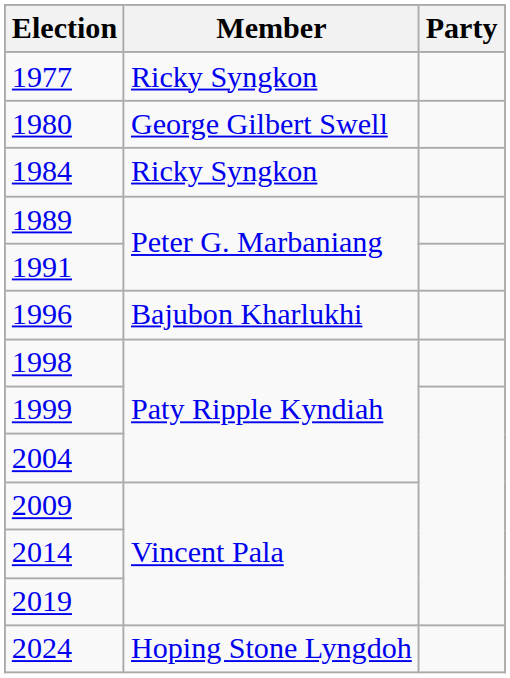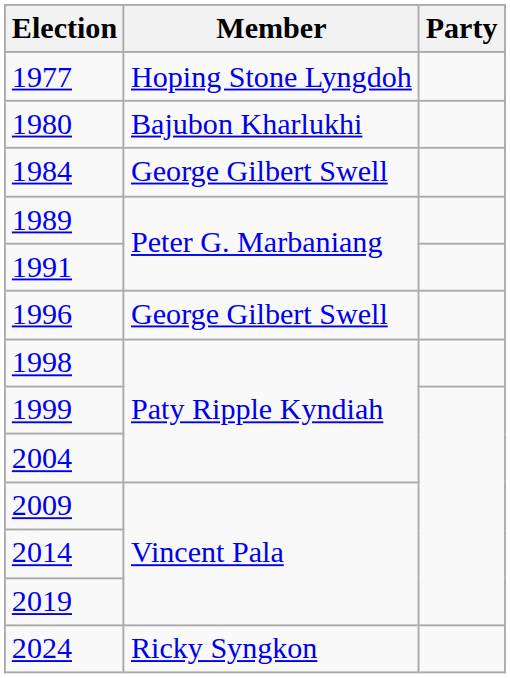(224, 76) Ricky Syngkon -> (271, 76) Hoping Stone Lyngdoh
(259, 123) George Gilbert Swell -> (247, 123) Bajubon Kharlukhi
(224, 171) Ricky Syngkon -> (259, 171) George Gilbert Swell
(247, 314) Bajubon Kharlukhi -> (259, 314) George Gilbert Swell
(271, 648) Hoping Stone Lyngdoh -> (224, 648) Ricky Syngkon
